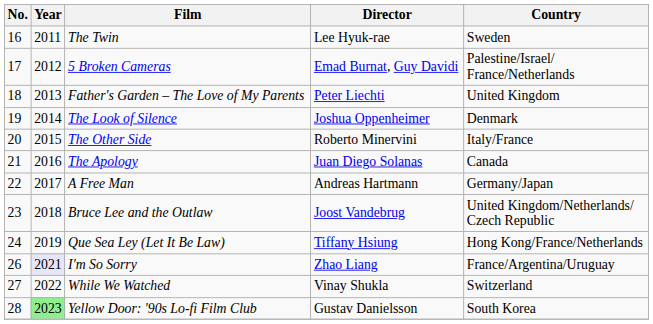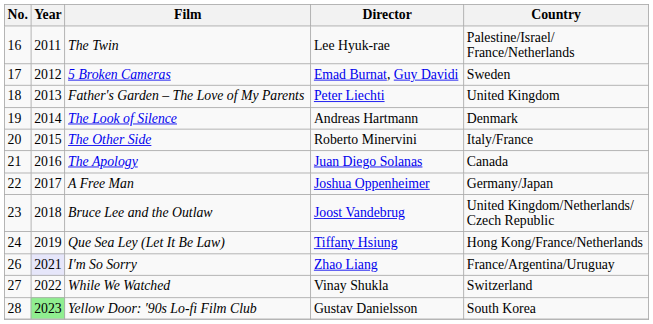(489, 37) Sweden -> (521, 44) Palestine/Israel/ France/Netherlands
(521, 66) Palestine/Israel/ France/Netherlands -> (489, 74) Sweden
(372, 118) Joshua Oppenheimer -> (366, 118) Andreas Hartmann
(366, 183) Andreas Hartmann -> (372, 183) Joshua Oppenheimer
